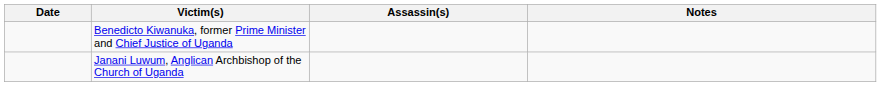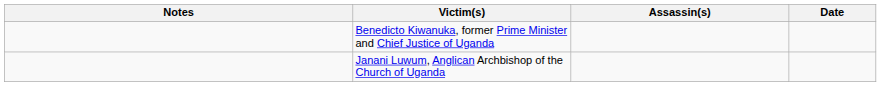columns swapped: (48, 13) <-> (702, 13)
